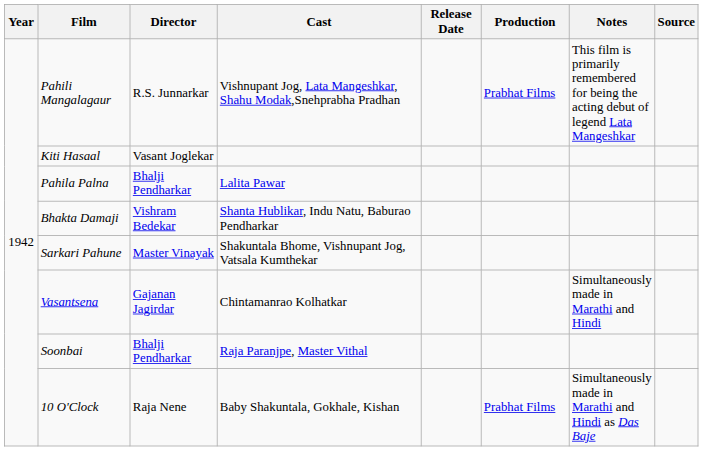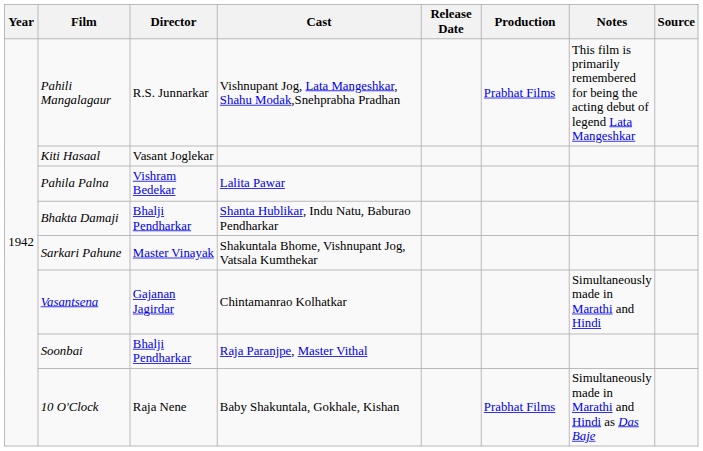(162, 183) Bhalji Pendharkar -> (155, 183) Vishram Bedekar
(155, 218) Vishram Bedekar -> (162, 218) Bhalji Pendharkar
